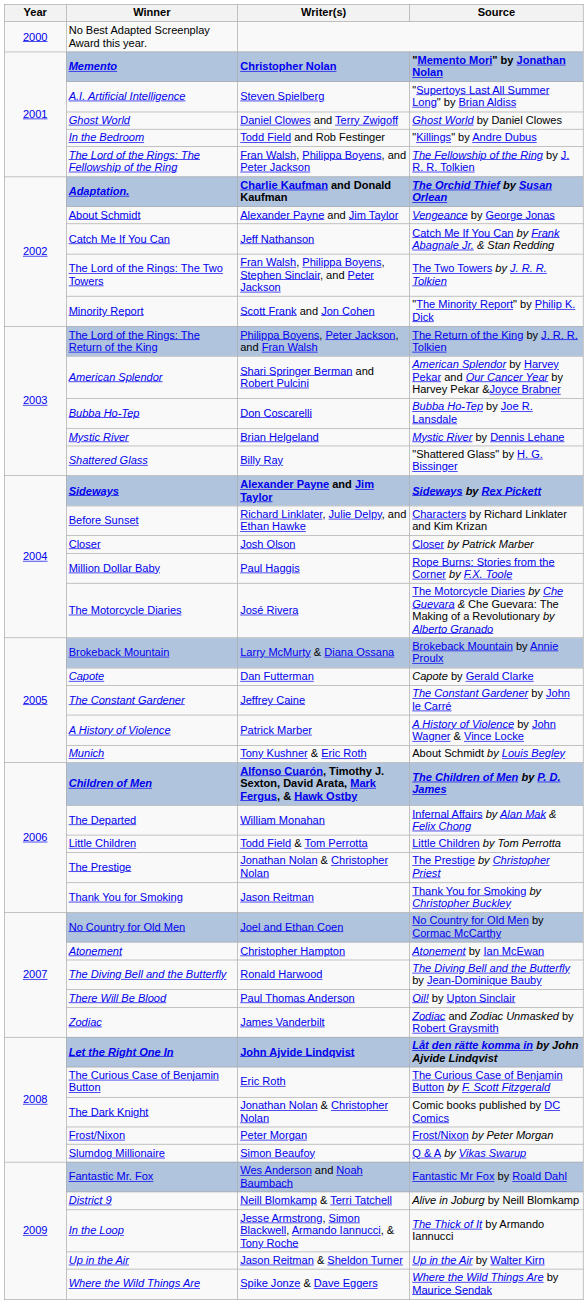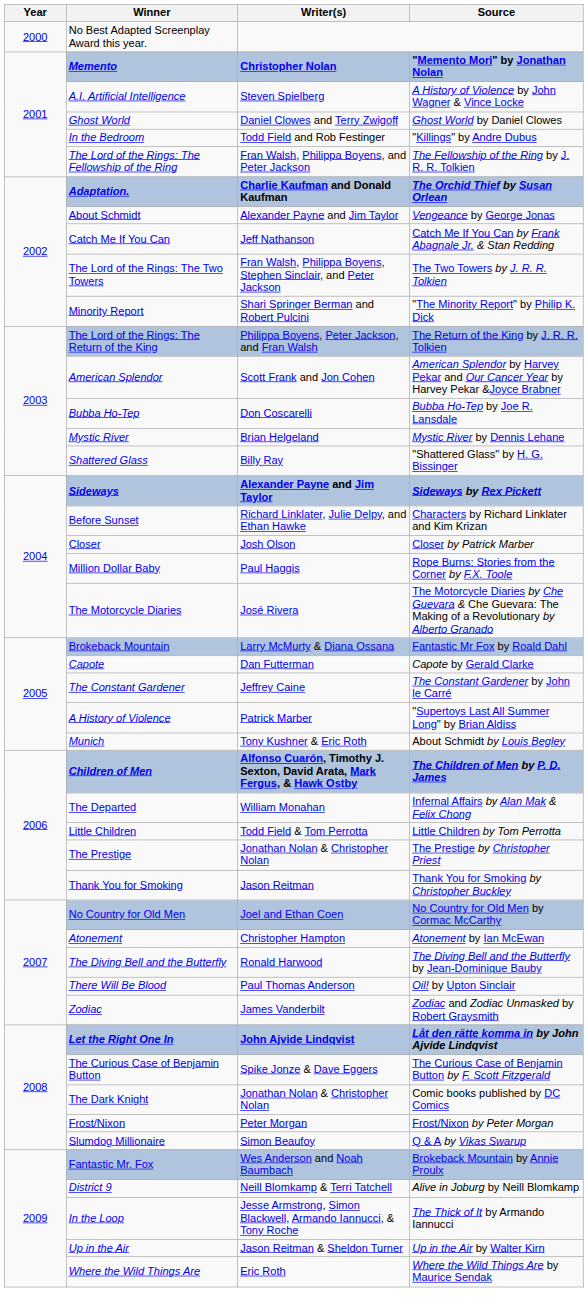(481, 96) "Supertoys Last All Summer Long" by Brian Aldiss -> (484, 96) A History of Violence by John Wagner & Vince Locke
(307, 311) Scott Frank and Jon Cohen -> (307, 311) Shari Springer Berman and Robert Pulcini
(307, 377) Shari Springer Berman and Robert Pulcini -> (307, 377) Scott Frank and Jon Cohen
(485, 653) Brokeback Mountain by Annie Proulx -> (490, 646) Fantastic Mr Fox by Roald Dahl
(484, 730) A History of Violence by John Wagner & Vince Locke -> (481, 718) "Supertoys Last All Summer Long" by Brian Aldiss
(263, 1082) Eric Roth -> (309, 1069) Spike Jonze & Dave Eggers
(490, 1177) Fantastic Mr Fox by Roald Dahl -> (485, 1164) Brokeback Mountain by Annie Proulx
(309, 1284) Spike Jonze & Dave Eggers -> (263, 1271) Eric Roth
